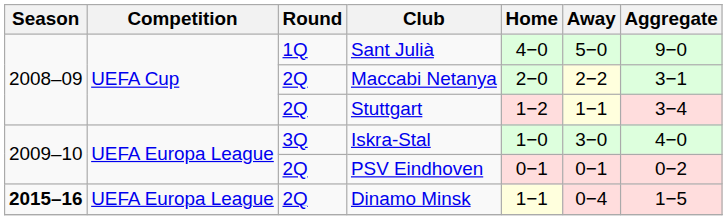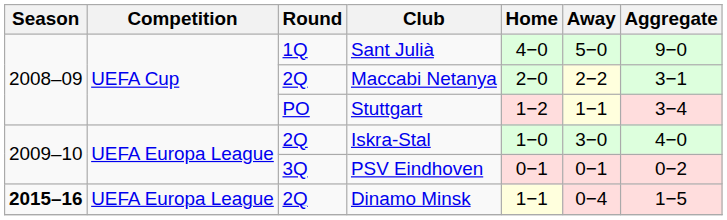(295, 109) 2Q -> (296, 109) PO
(295, 139) 3Q -> (295, 139) 2Q
(295, 169) 2Q -> (295, 169) 3Q
